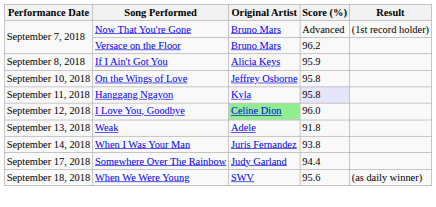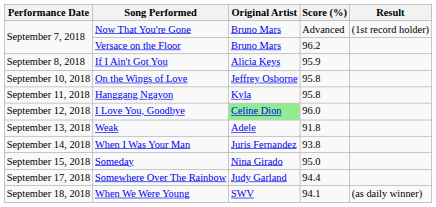(311, 95) lavender background -> (311, 95) no background
+ row: (114, 161)
(311, 177) 95.6 -> (311, 194) 94.1
